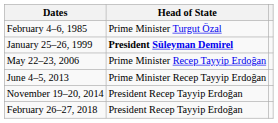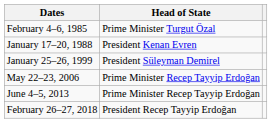+ row: (49, 45)
(171, 45) bold -> (161, 61) normal
- row: (55, 93)
